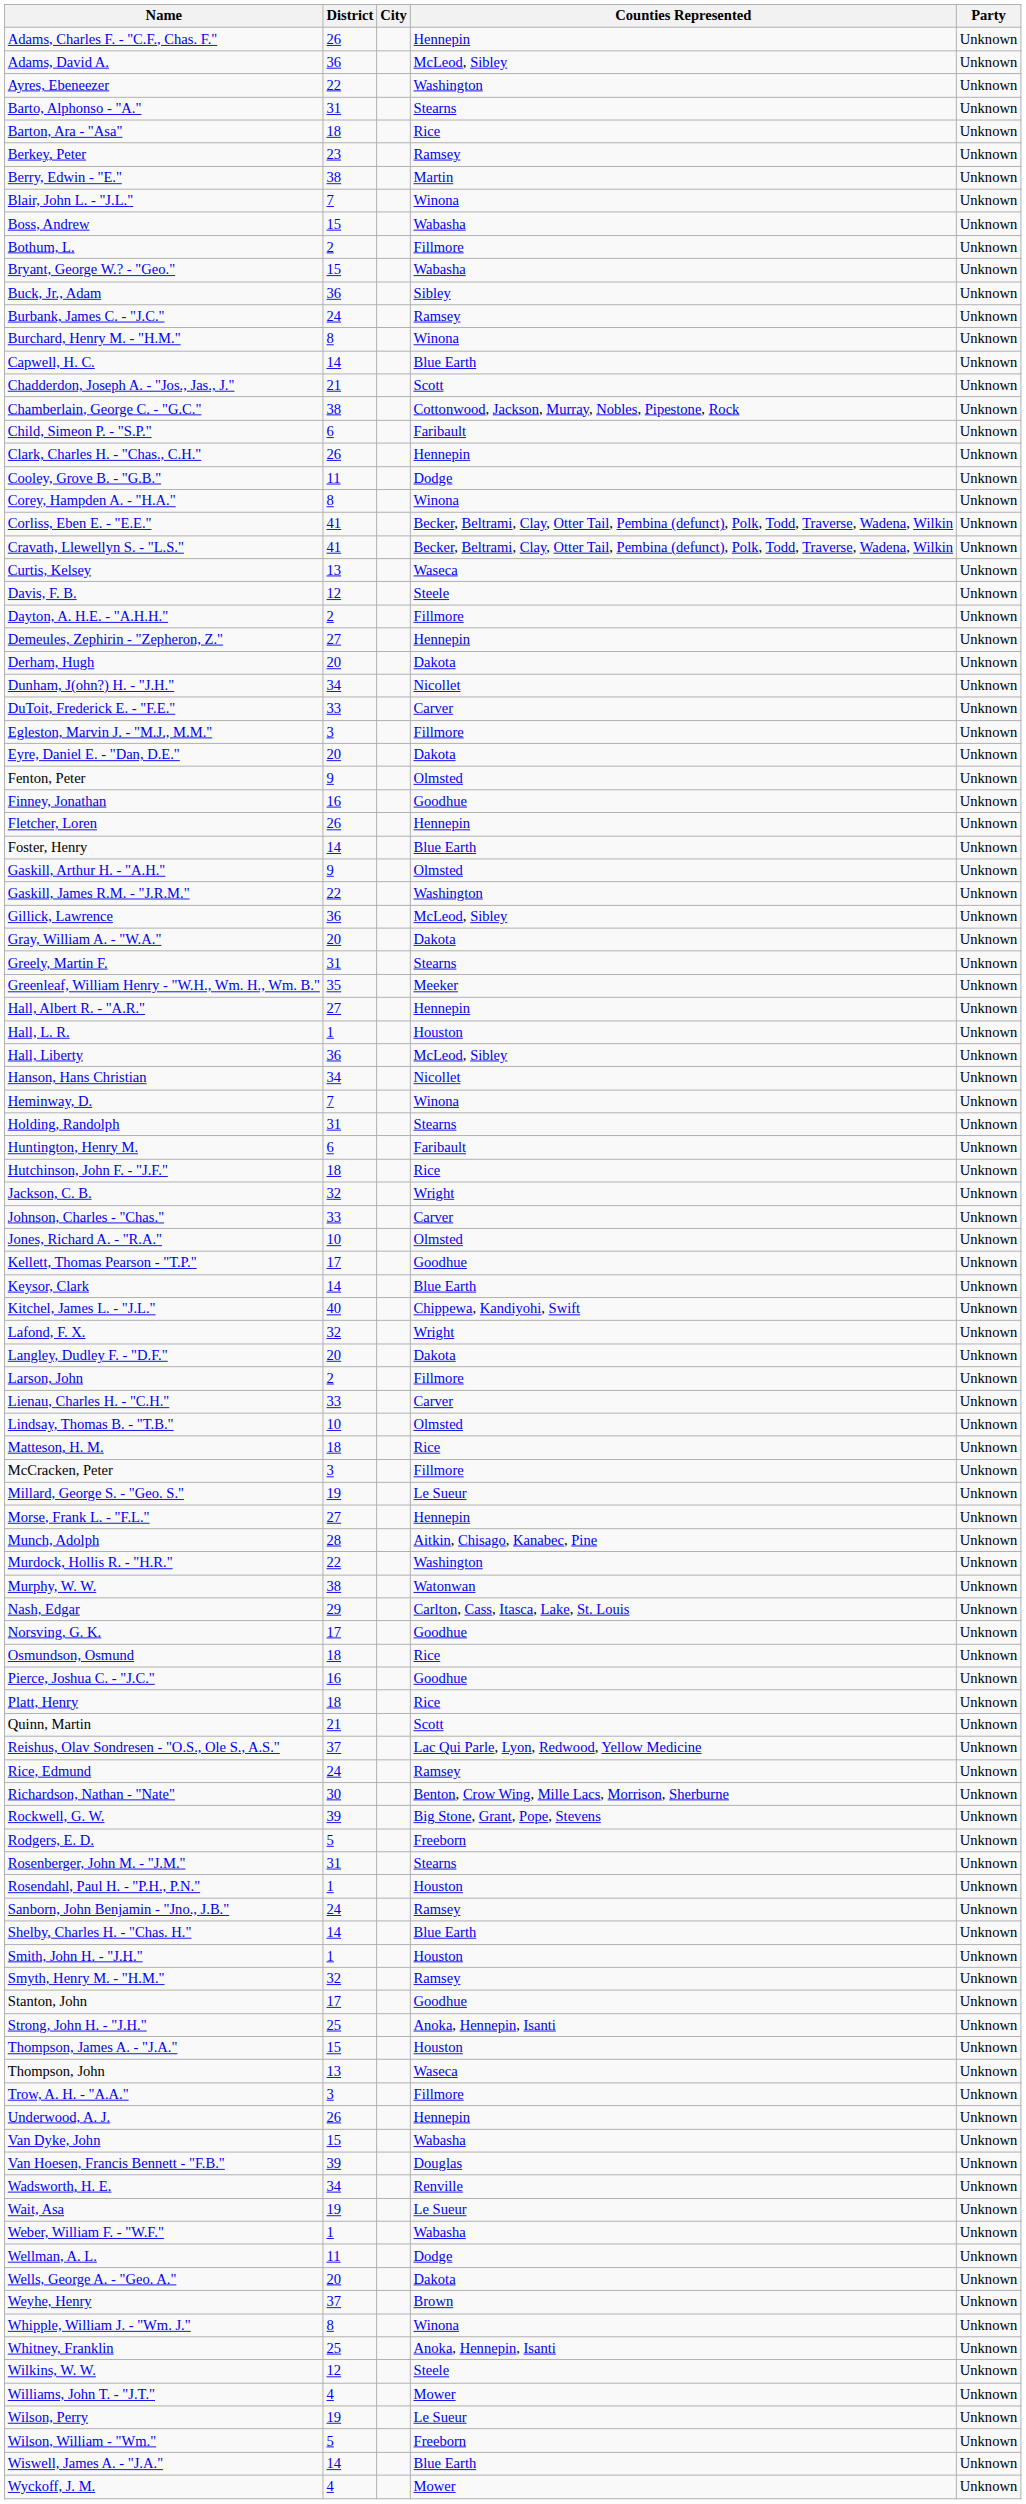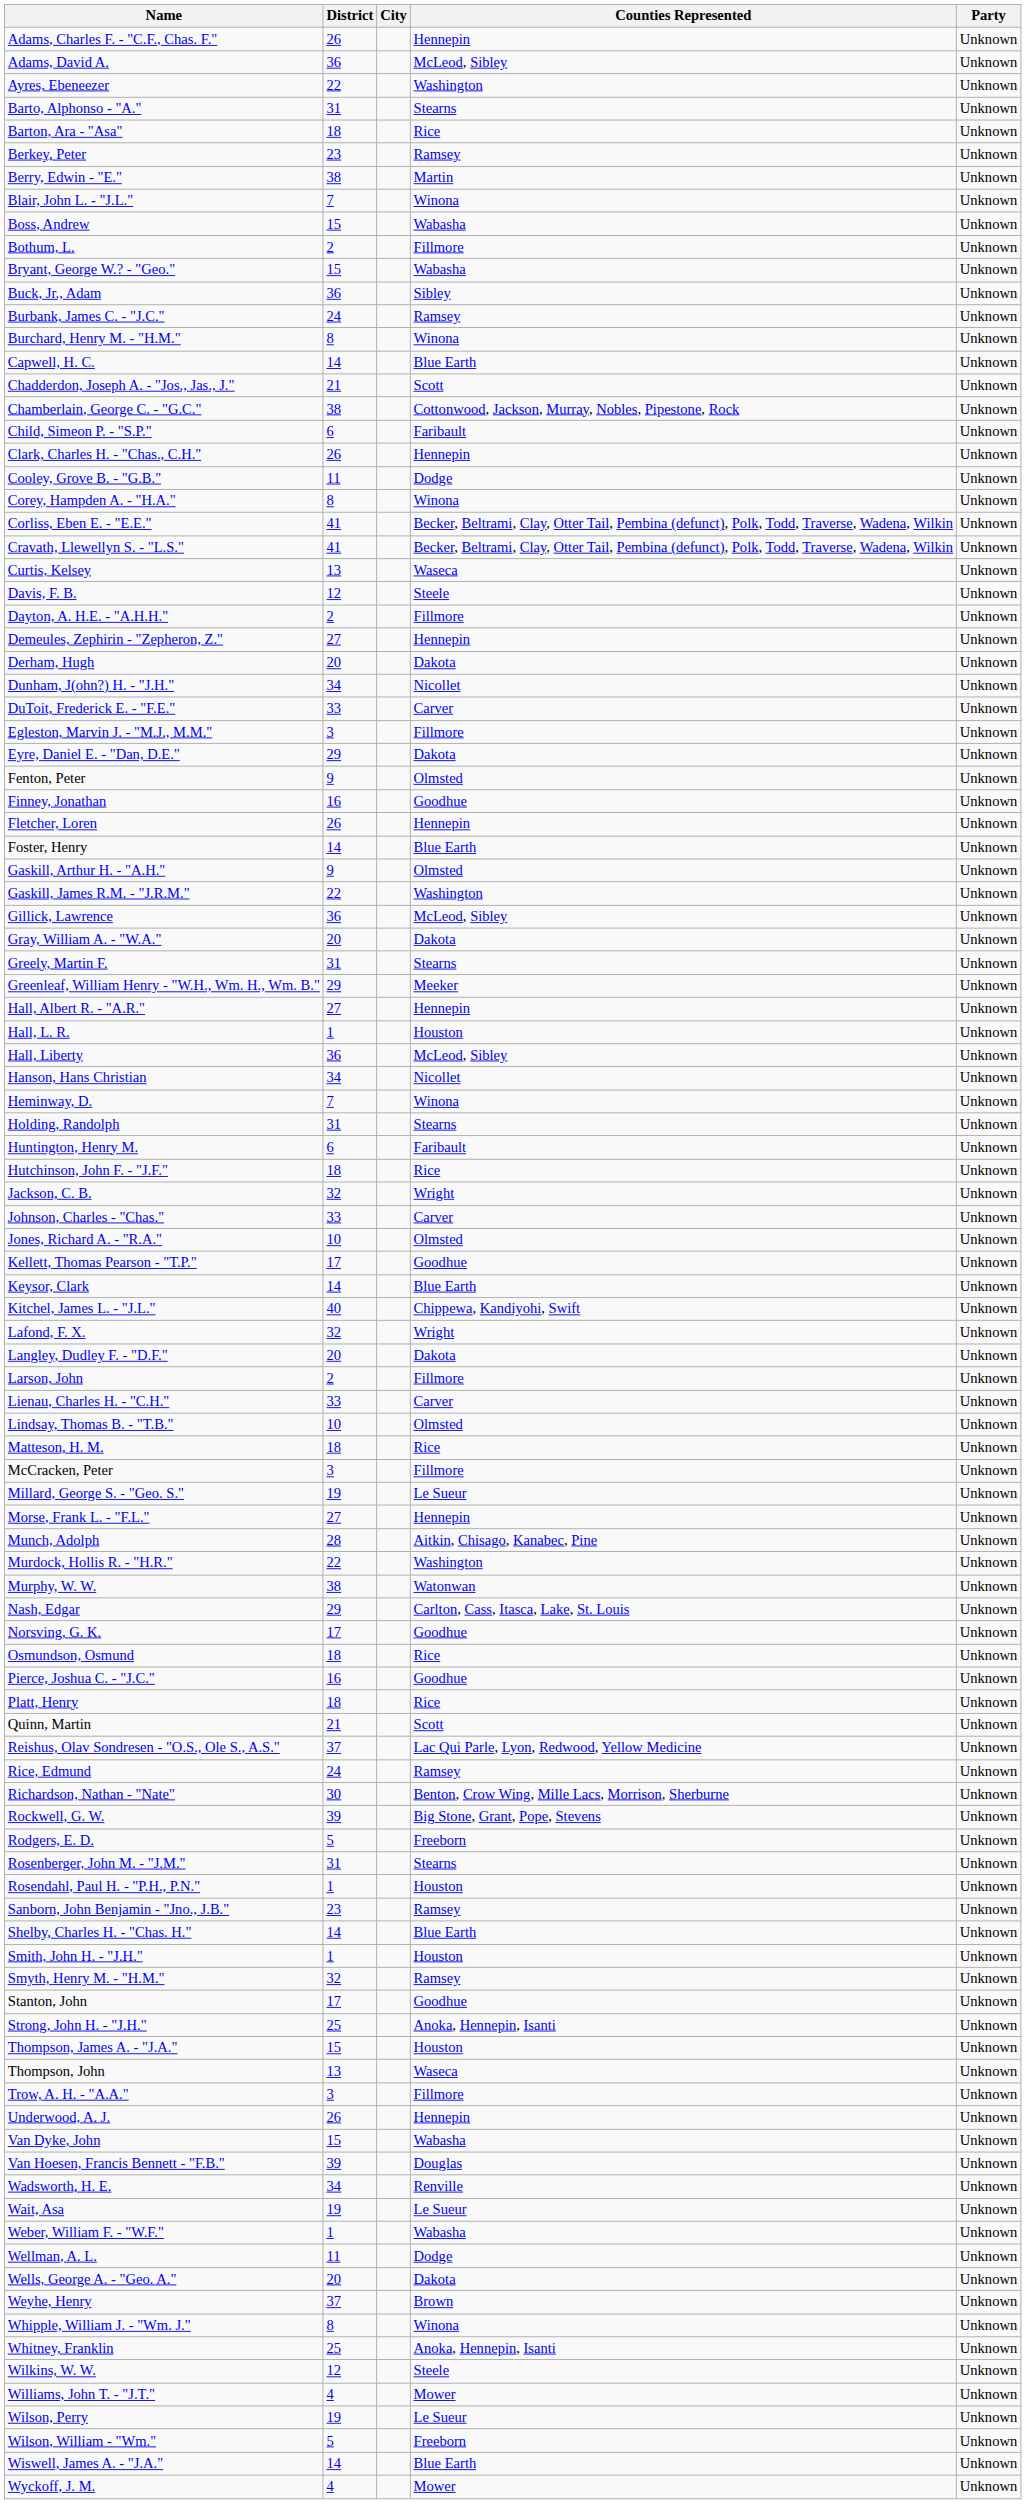(334, 754) 20 -> (334, 754) 29
(334, 985) 35 -> (334, 985) 29
(334, 1909) 24 -> (334, 1909) 23
